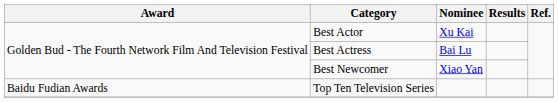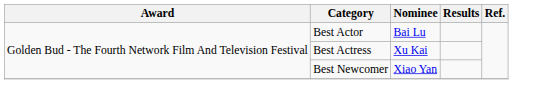(456, 32) Xu Kai -> (410, 32) Bai Lu
(455, 50) Bai Lu -> (411, 50) Xu Kai
- row: (374, 87)
